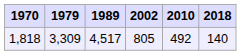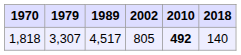(65, 38) 3,309 -> (65, 38) 3,307
(181, 38) normal -> (181, 38) bold
